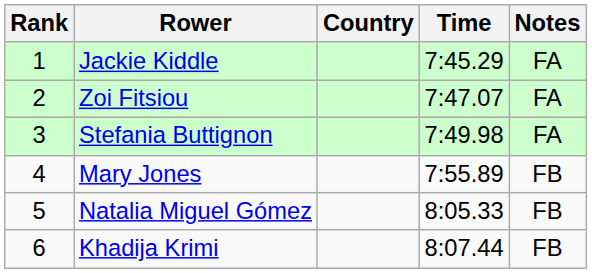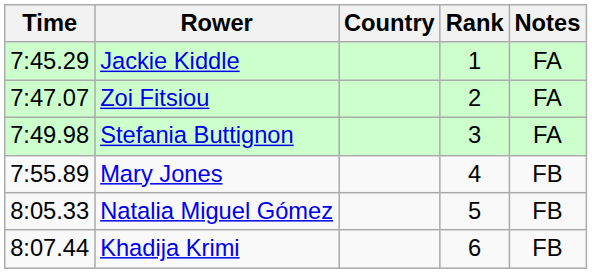columns swapped: (39, 23) <-> (464, 23)
